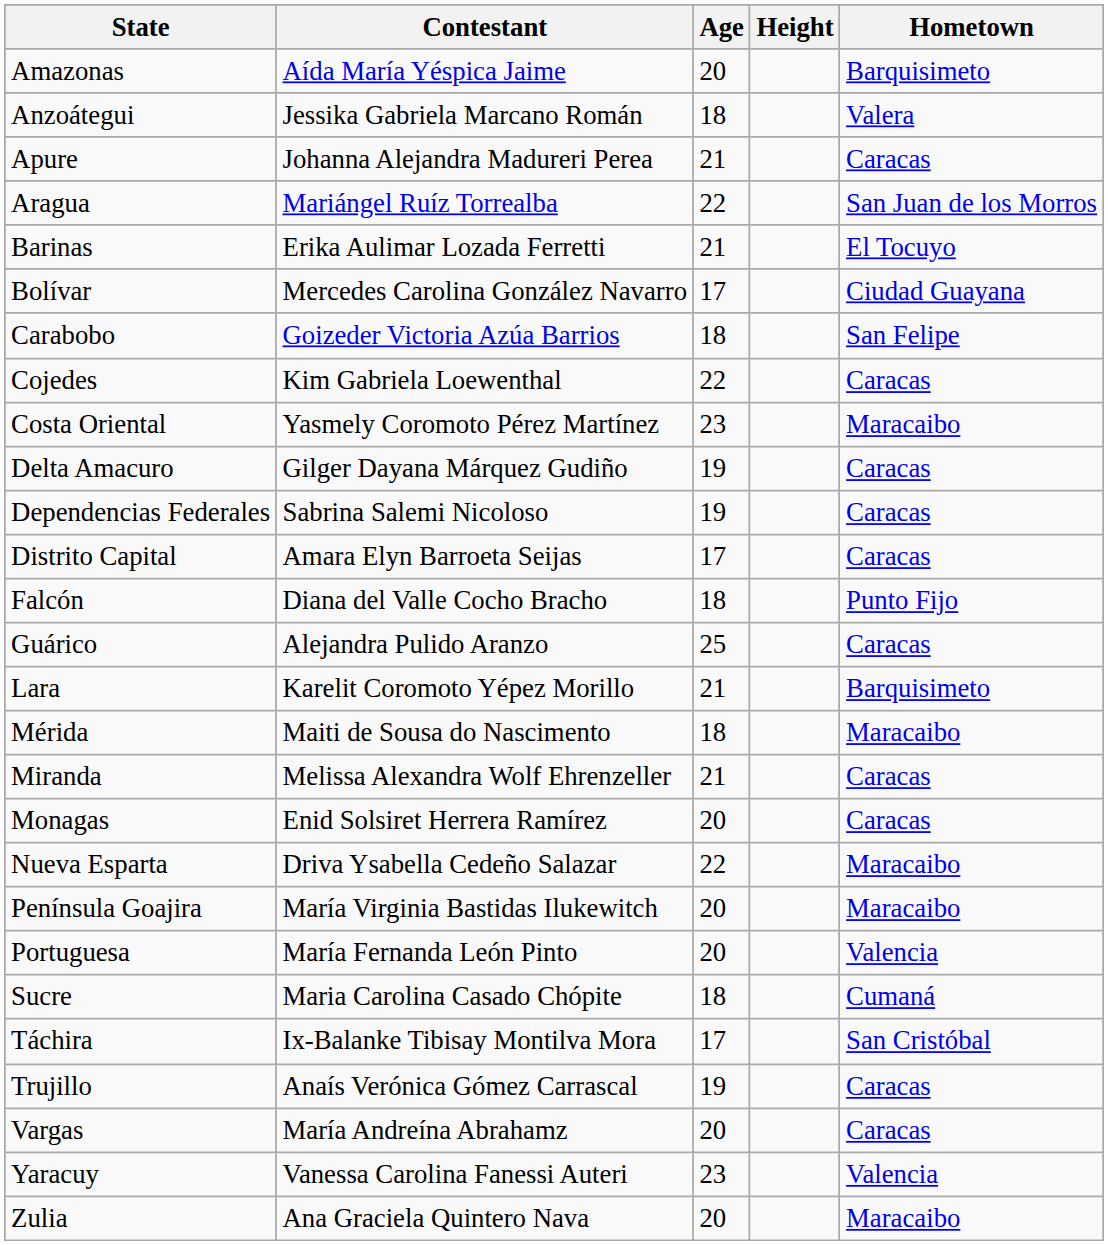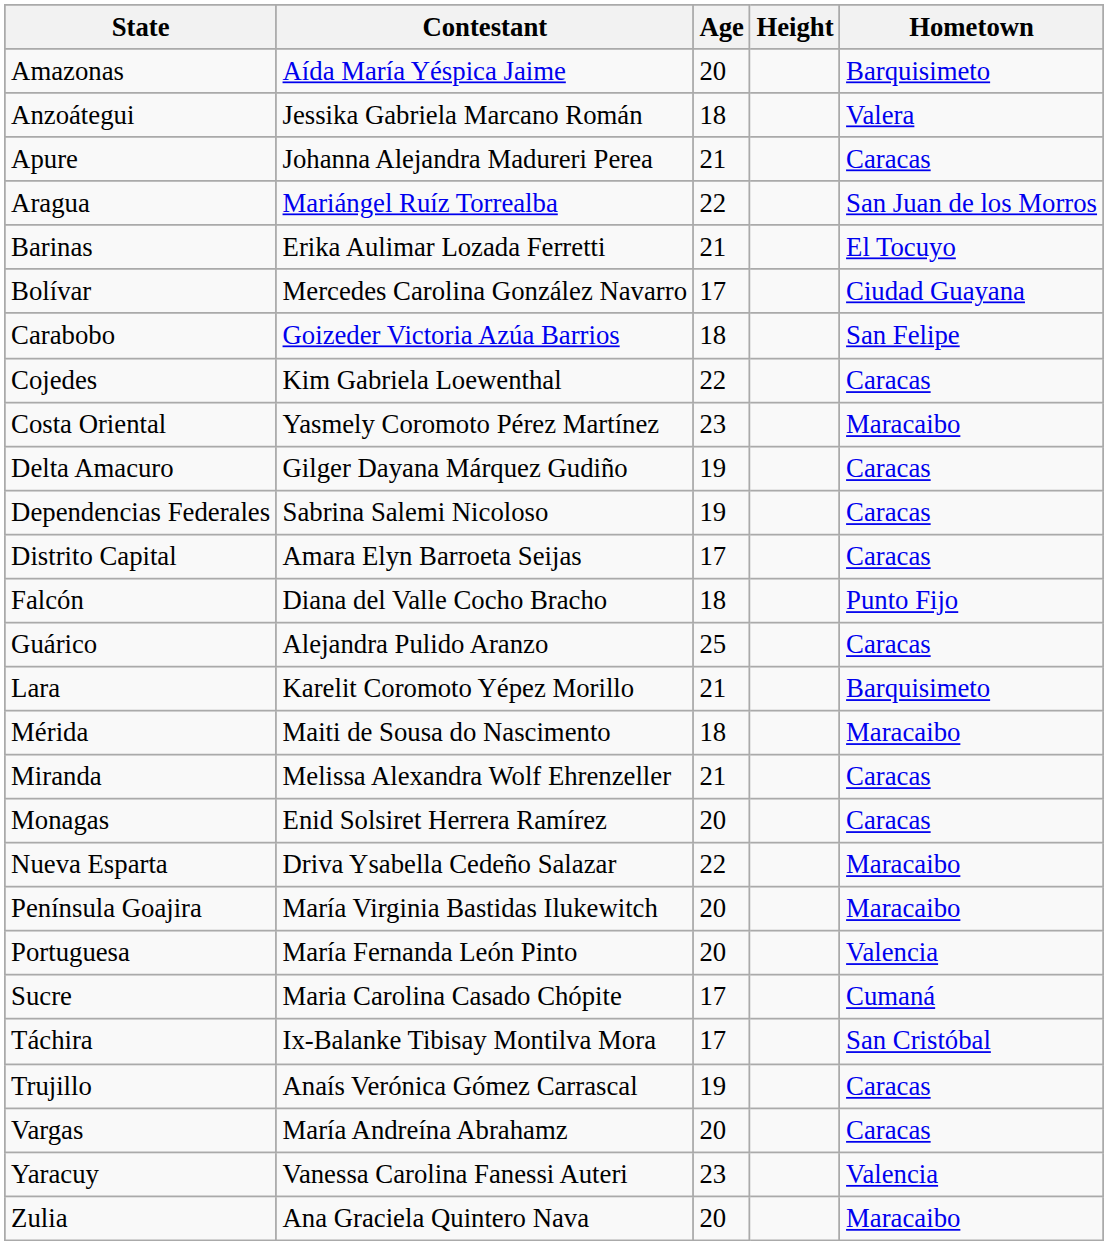(713, 997) 18 -> (713, 997) 17
